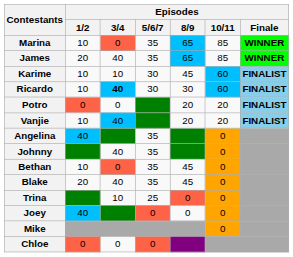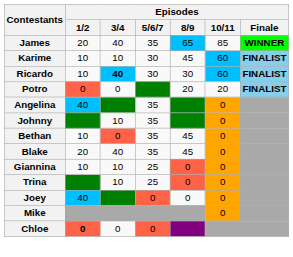- row: (35, 43)
- row: (35, 120)
(118, 151) 40 -> (118, 120) 10
+ row: (35, 167)
(83, 244) normal -> (83, 228) bold
